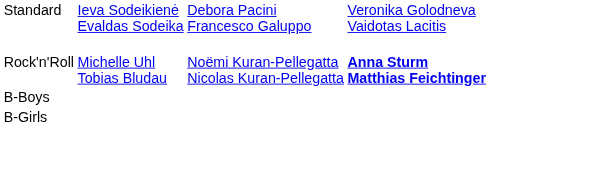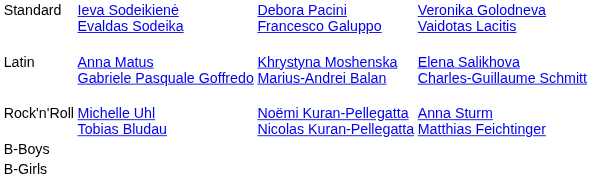+ row: (19, 62)
(417, 70) bold -> (482, 122) normal
